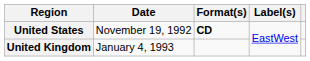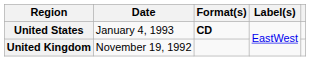(144, 30) November 19, 1992 -> (135, 30) January 4, 1993
(135, 47) January 4, 1993 -> (144, 47) November 19, 1992
